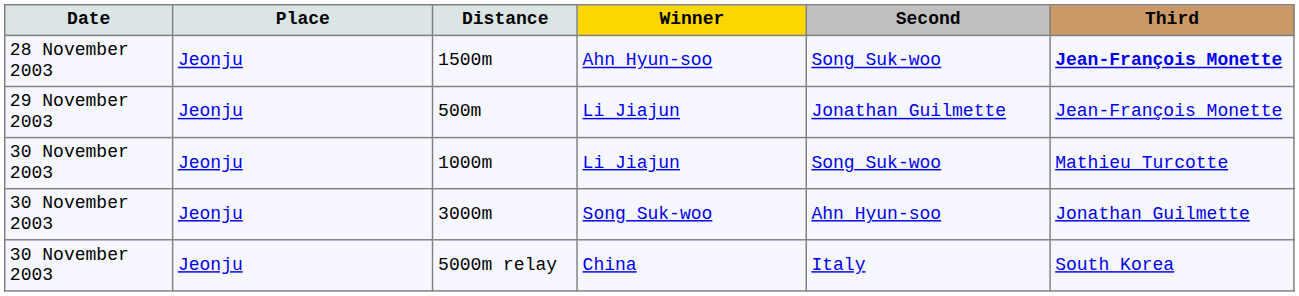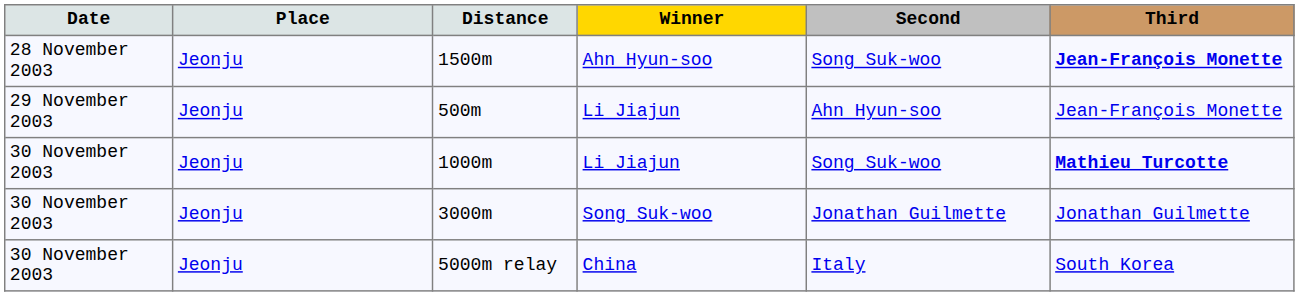(909, 112) Jonathan Guilmette -> (876, 112) Ahn Hyun-soo
(1142, 163) normal -> (1142, 163) bold
(876, 214) Ahn Hyun-soo -> (909, 214) Jonathan Guilmette
